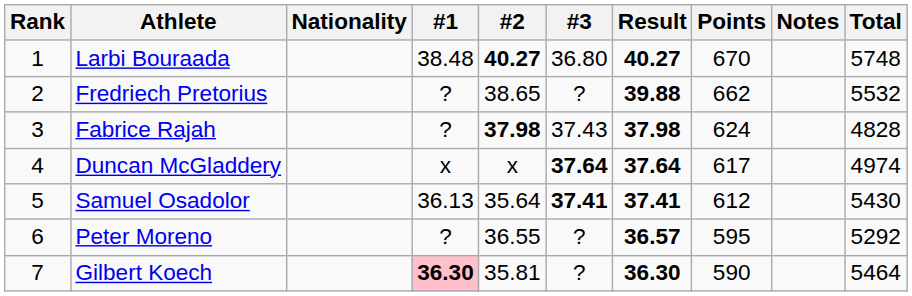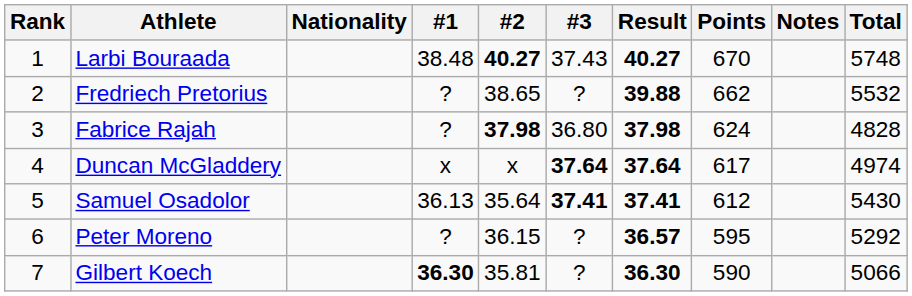(579, 58) 36.80 -> (579, 58) 37.43
(579, 129) 37.43 -> (579, 129) 36.80
(512, 237) 36.55 -> (512, 237) 36.15
(445, 272) pink background -> (445, 272) no background
(876, 272) 5464 -> (876, 272) 5066
